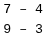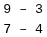rows swapped: (23, 29) <-> (23, 10)
